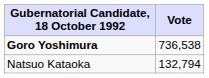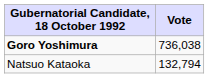(180, 45) 736,538 -> (180, 45) 736,038
